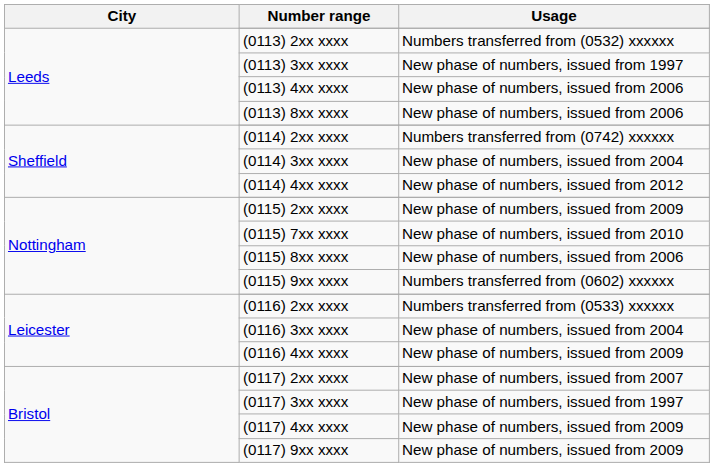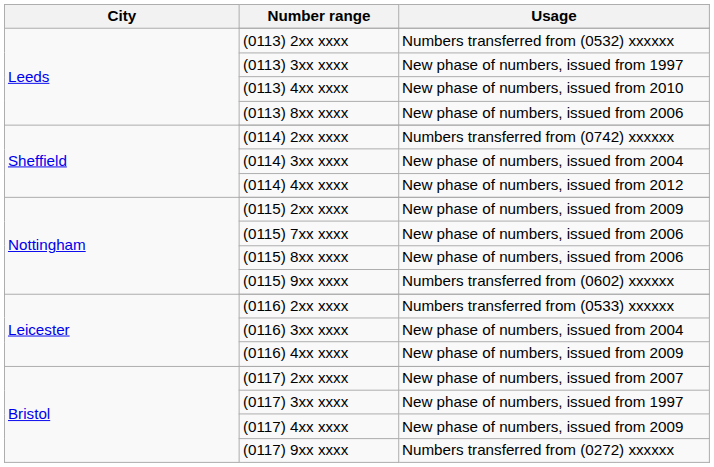(543, 88) New phase of numbers, issued from 2006 -> (543, 88) New phase of numbers, issued from 2010
(543, 233) New phase of numbers, issued from 2010 -> (543, 233) New phase of numbers, issued from 2006
(543, 450) New phase of numbers, issued from 2009 -> (538, 450) Numbers transferred from (0272) xxxxxx
